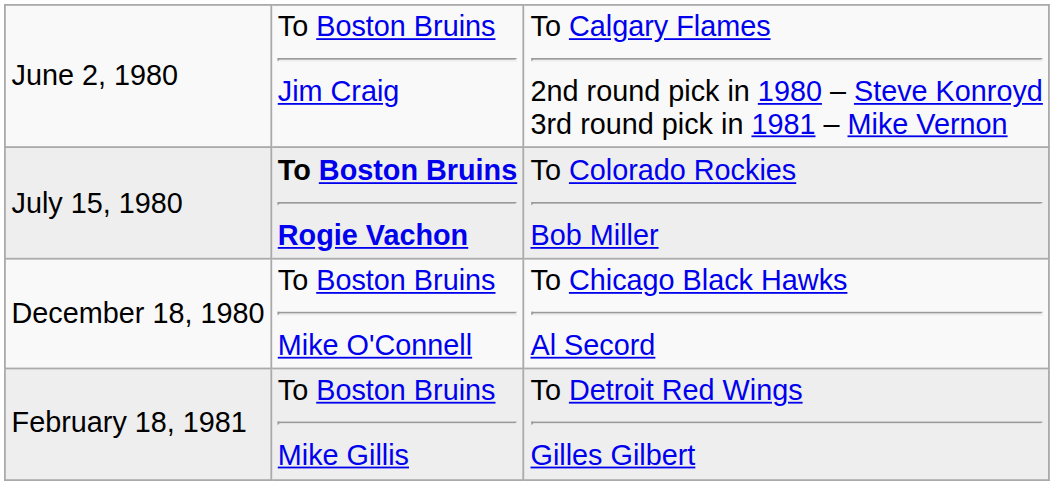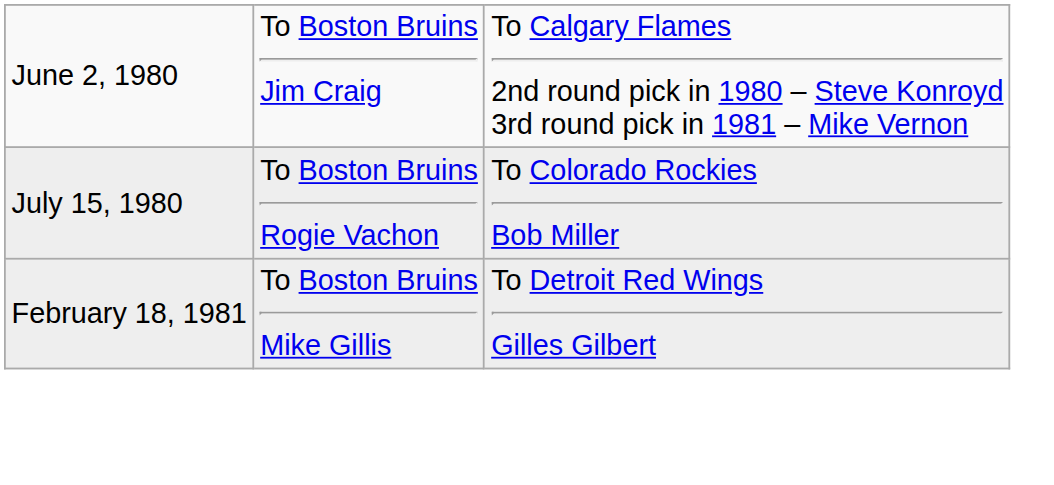(397, 202) bold -> (369, 202) normal
- row: (138, 313)
